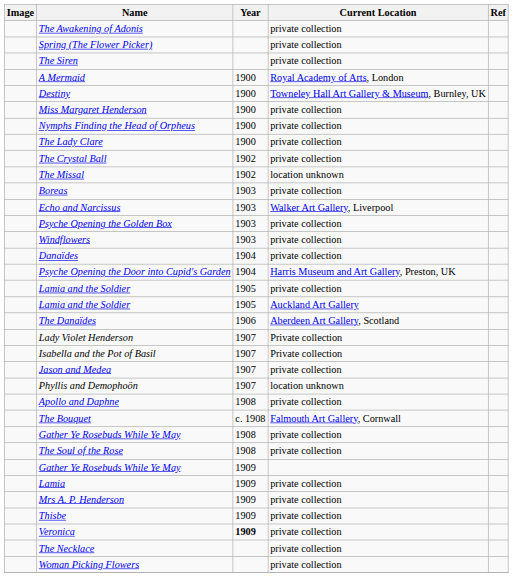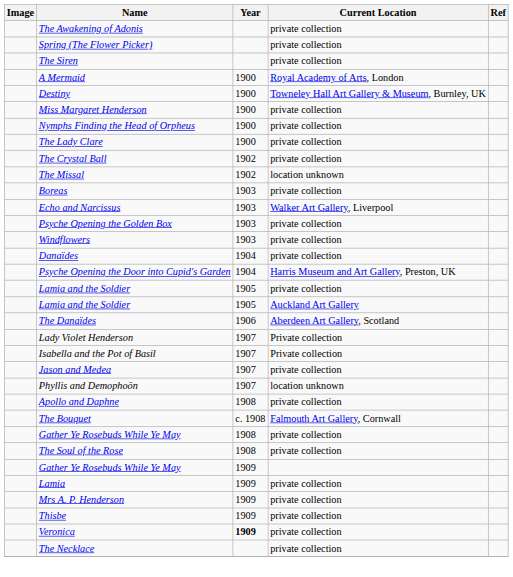- row: (89, 564)
